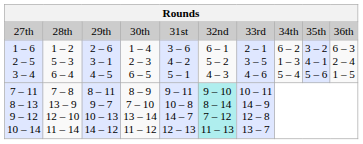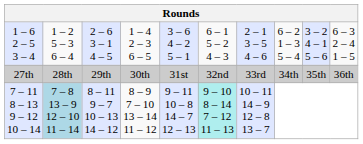rows swapped: (24, 31) <-> (24, 61)
(62, 110) no background -> (62, 110) lightblue background
